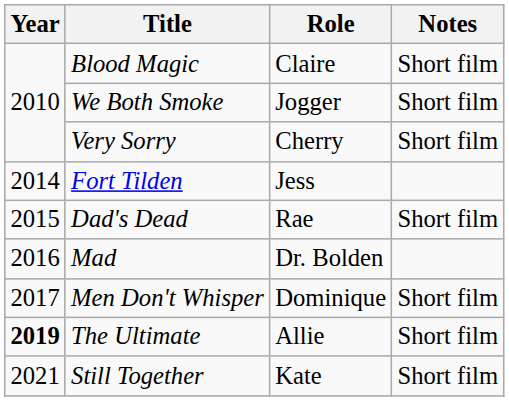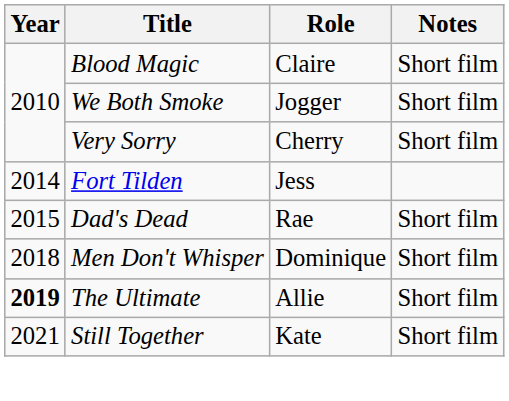- row: (94, 258)
(35, 297) 2017 -> (35, 258) 2018
